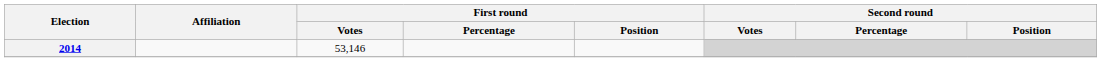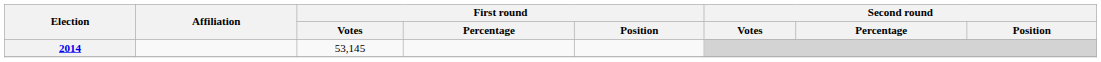(350, 48) 53,146 -> (350, 48) 53,145
